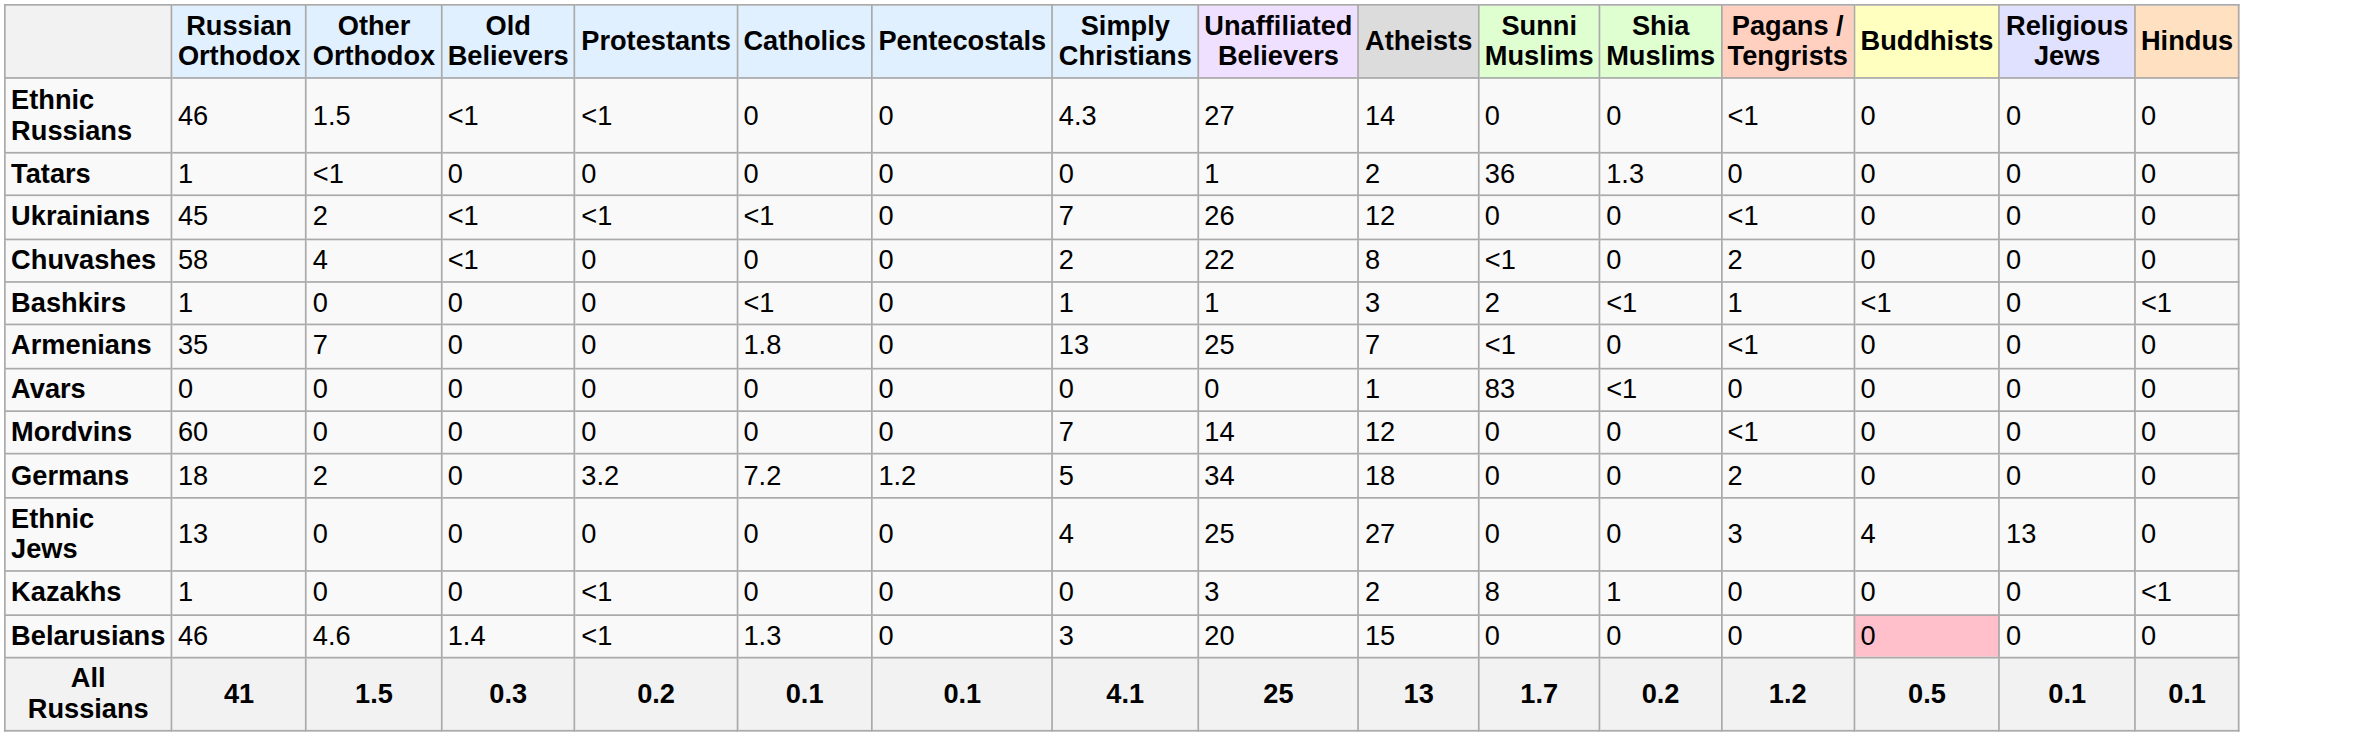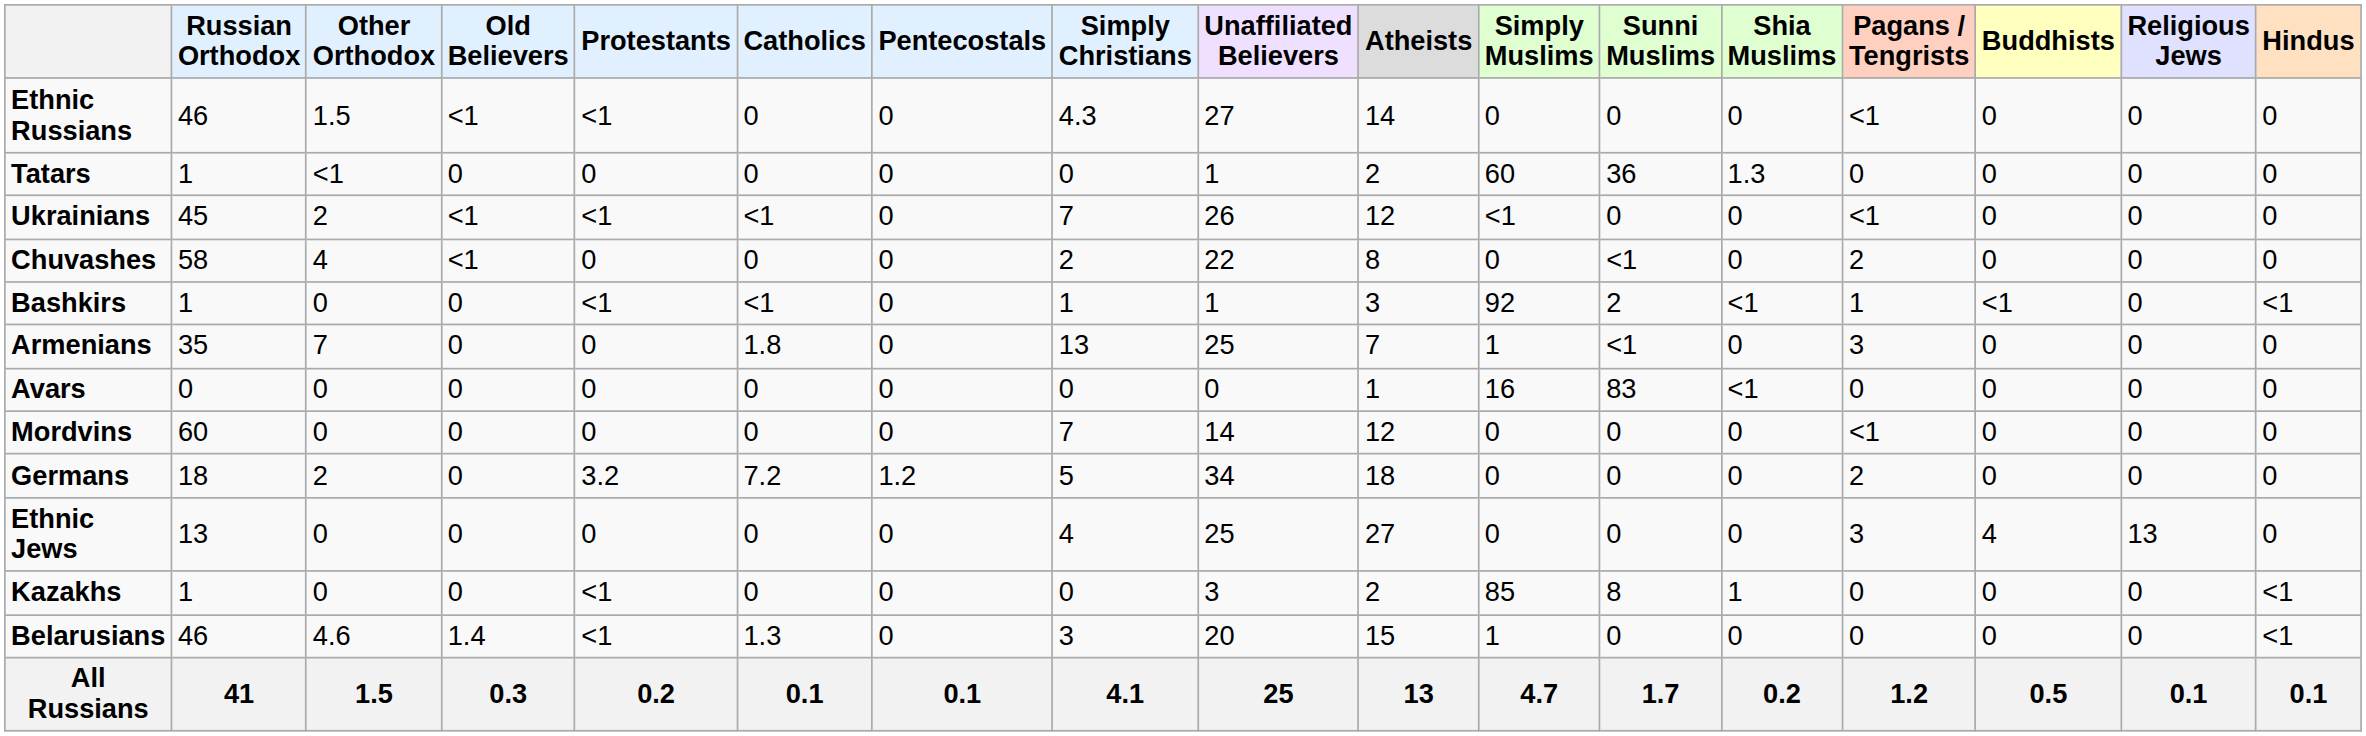+ column: (1539, 41)
(589, 302) 0 -> (597, 302) <1
(1743, 346) <1 -> (1856, 346) 3
(1868, 635) pink background -> (1989, 635) no background
(2149, 635) 0 -> (2278, 635) <1
